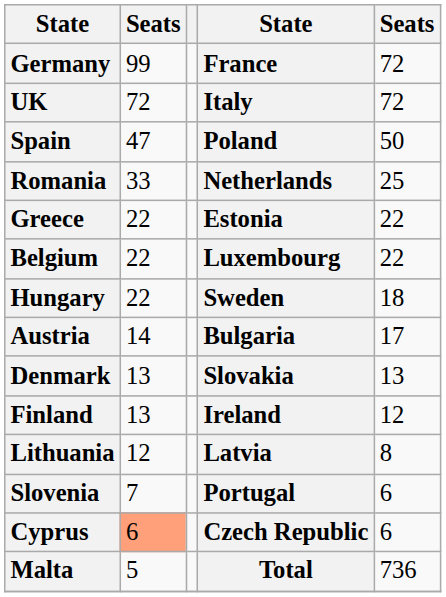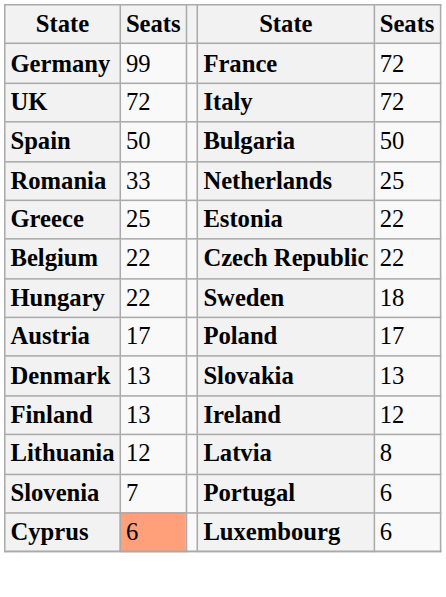(138, 141) 47 -> (138, 141) 50
(240, 141) Poland -> (249, 141) Bulgaria
(138, 219) 22 -> (138, 219) 25
(272, 258) Luxembourg -> (286, 258) Czech Republic
(138, 336) 14 -> (138, 336) 17
(249, 336) Bulgaria -> (240, 336) Poland
(286, 532) Czech Republic -> (272, 532) Luxembourg
- row: (42, 571)
